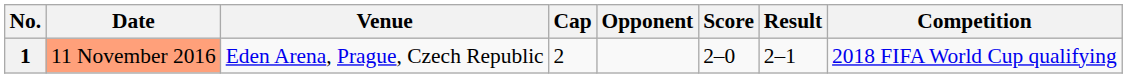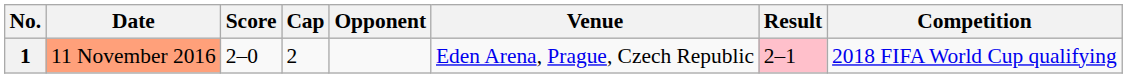columns swapped: (385, 21) <-> (729, 21)
(780, 55) no background -> (780, 55) pink background
